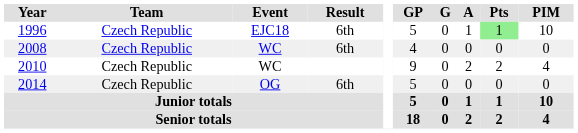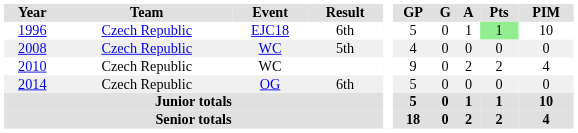(345, 48) 6th -> (345, 48) 5th
